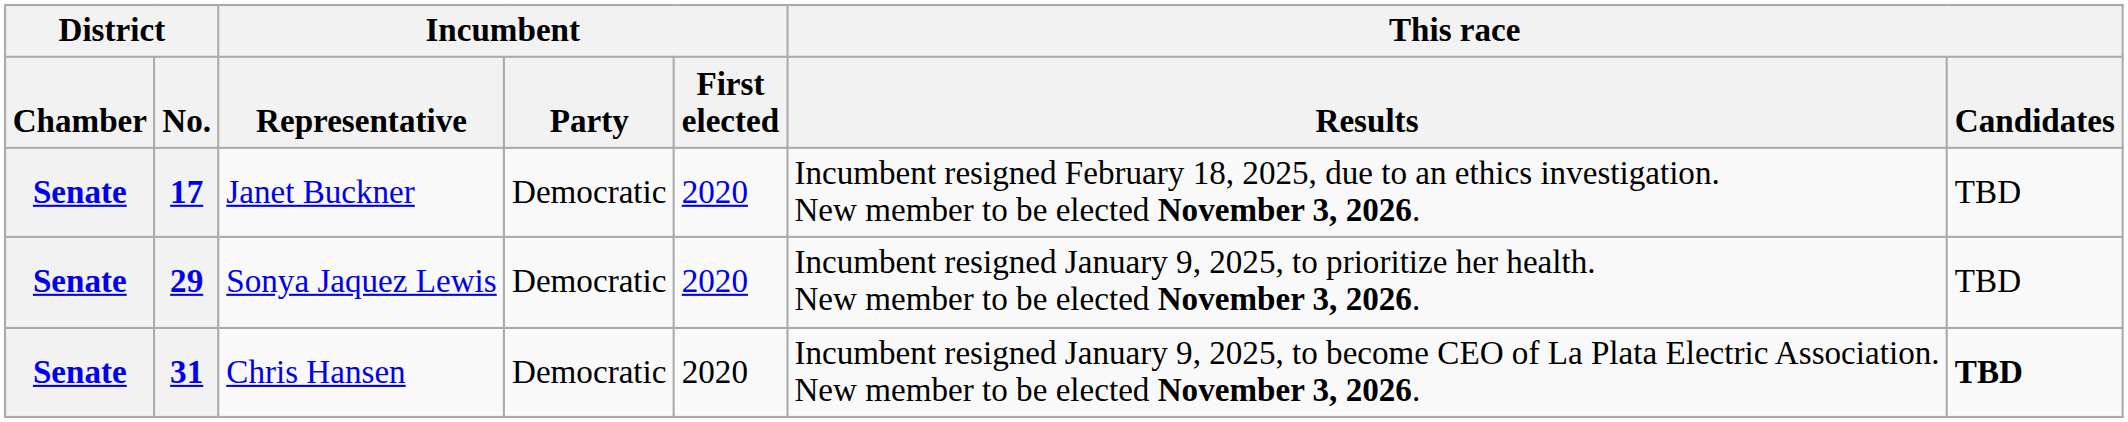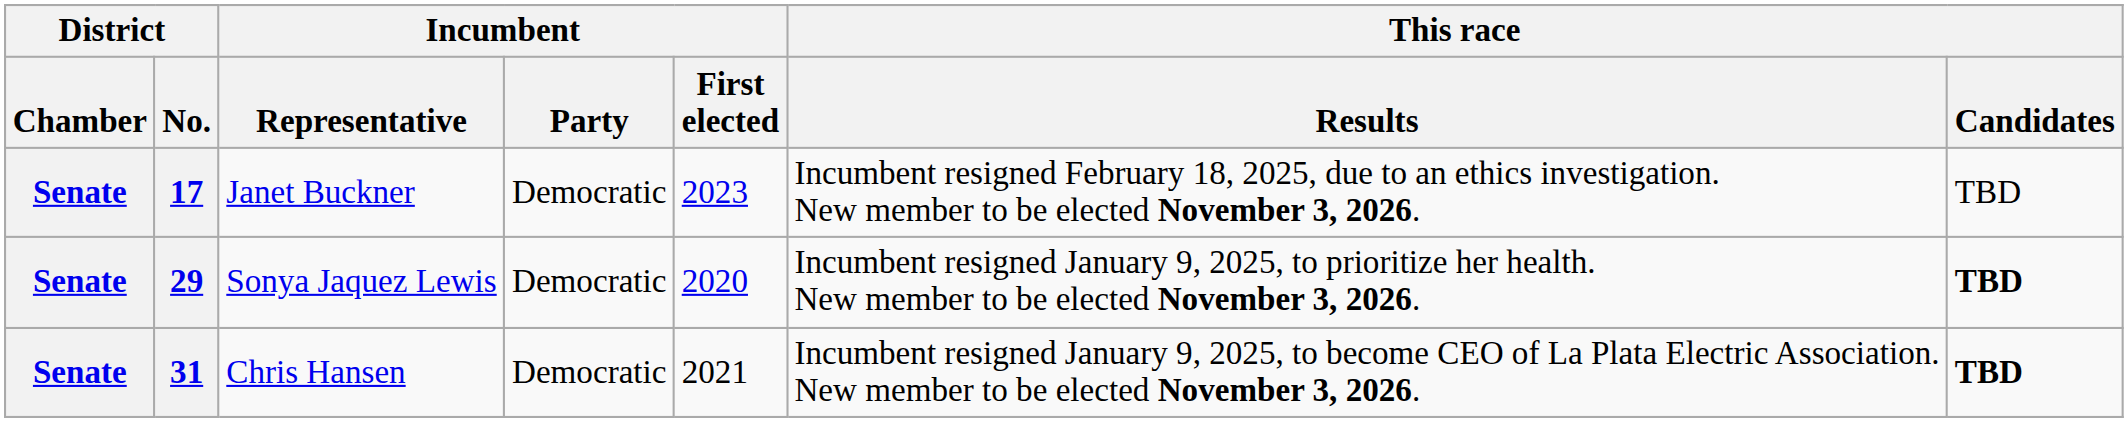(715, 191) 2020 -> (715, 191) 2023
(1988, 281) normal -> (1989, 281) bold
(715, 371) 2020 -> (715, 371) 2021
